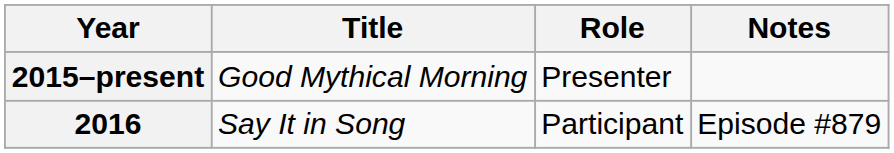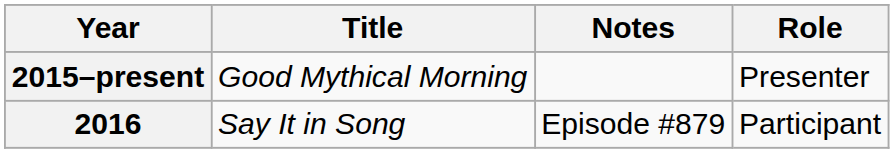columns swapped: (612, 28) <-> (789, 28)
